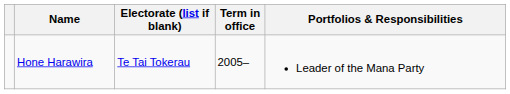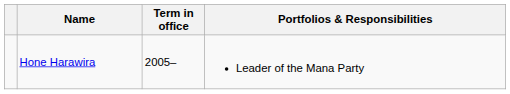- column: (165, 19)
